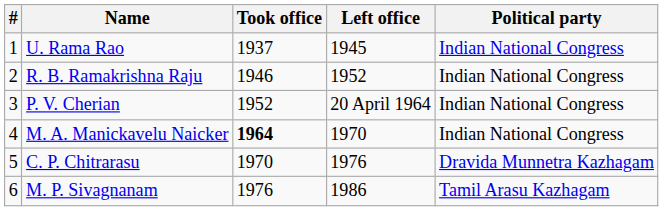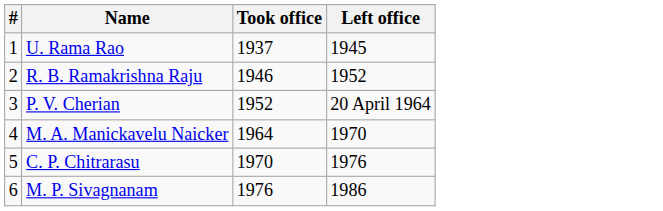- column: (547, 18)
(255, 133) bold -> (255, 133) normal
